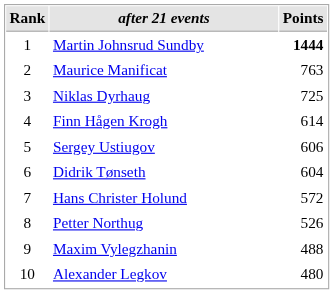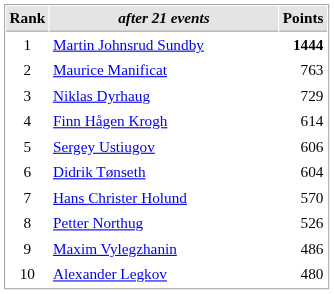(312, 96) 725 -> (312, 96) 729
(312, 198) 572 -> (312, 198) 570
(312, 249) 488 -> (312, 249) 486
